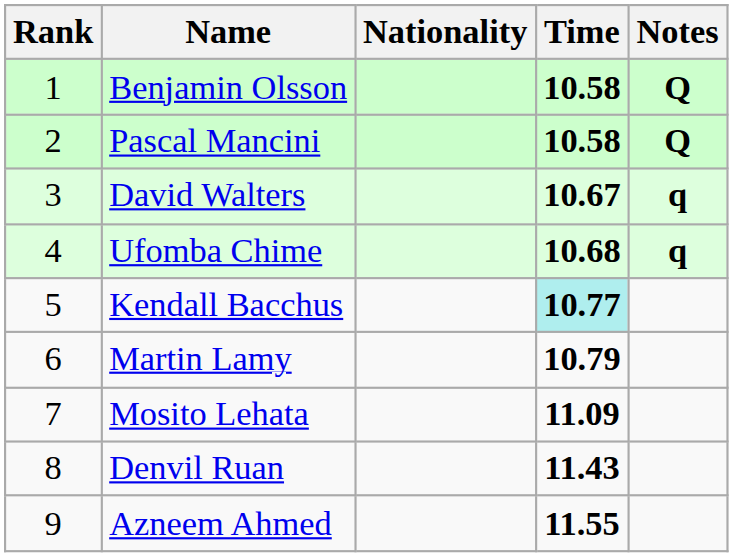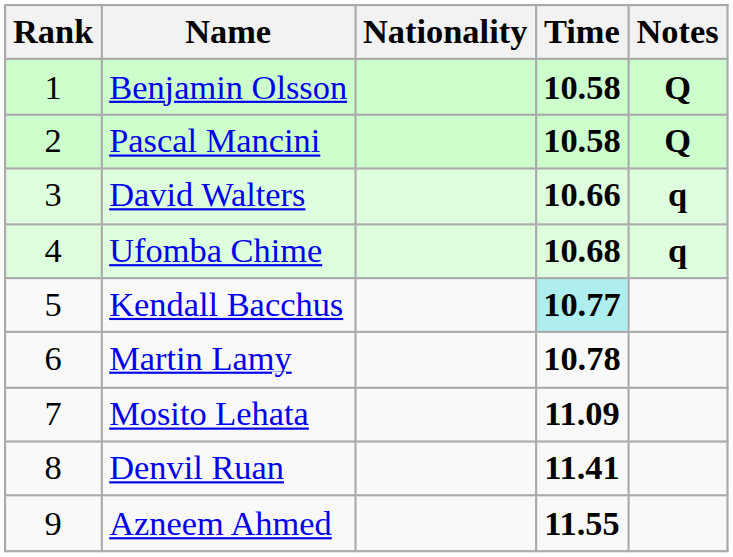(582, 195) 10.67 -> (582, 195) 10.66
(582, 359) 10.79 -> (582, 359) 10.78
(582, 468) 11.43 -> (582, 468) 11.41
